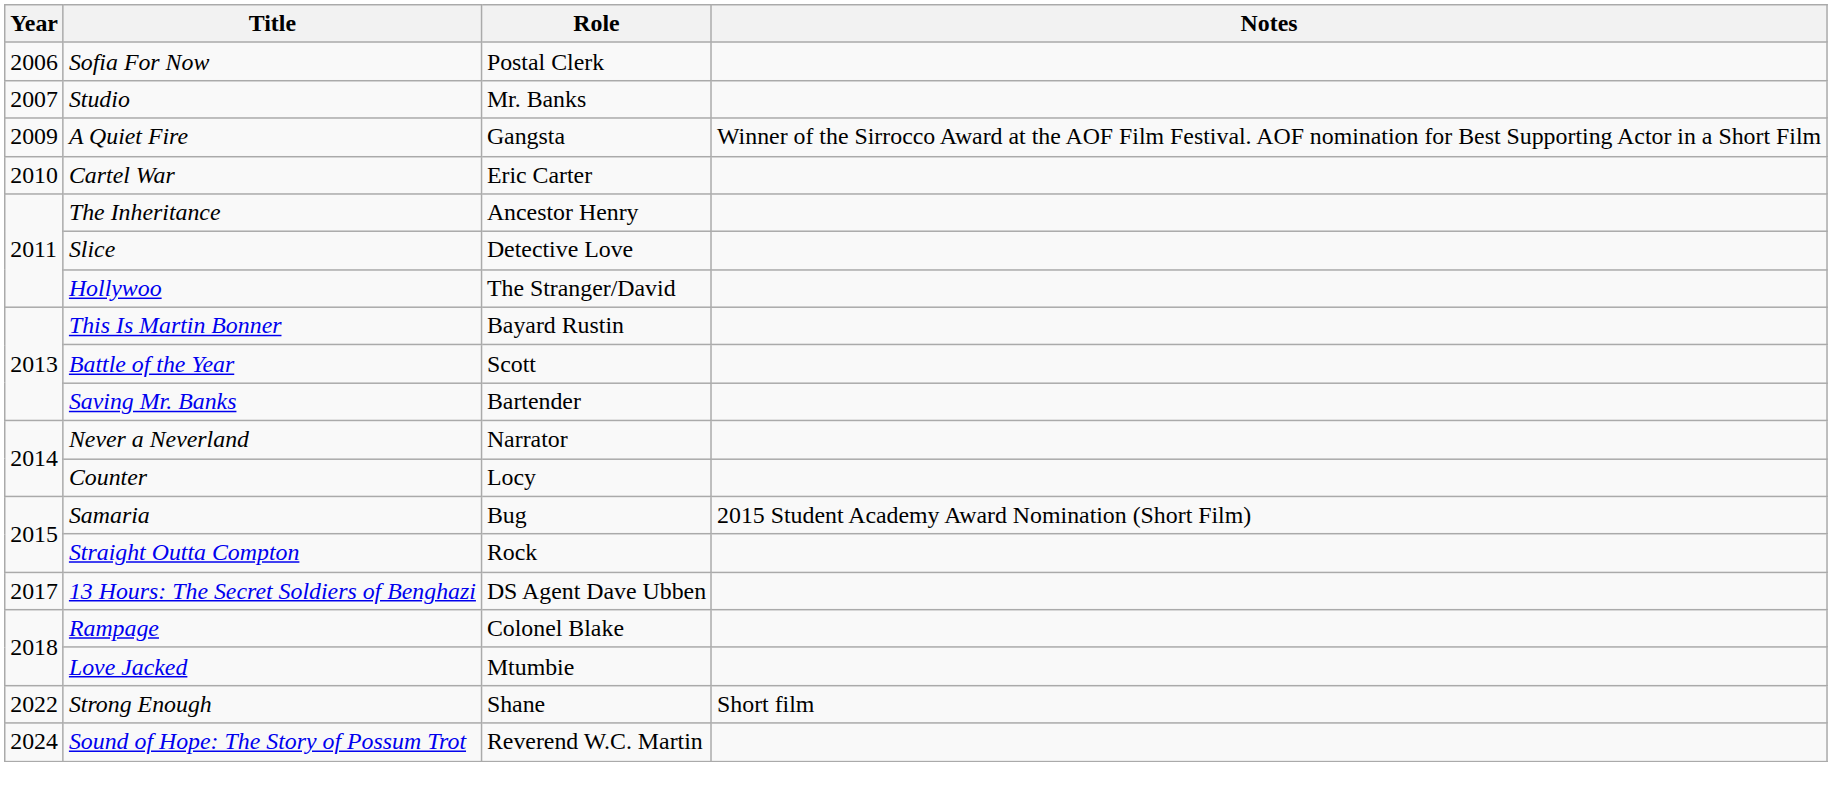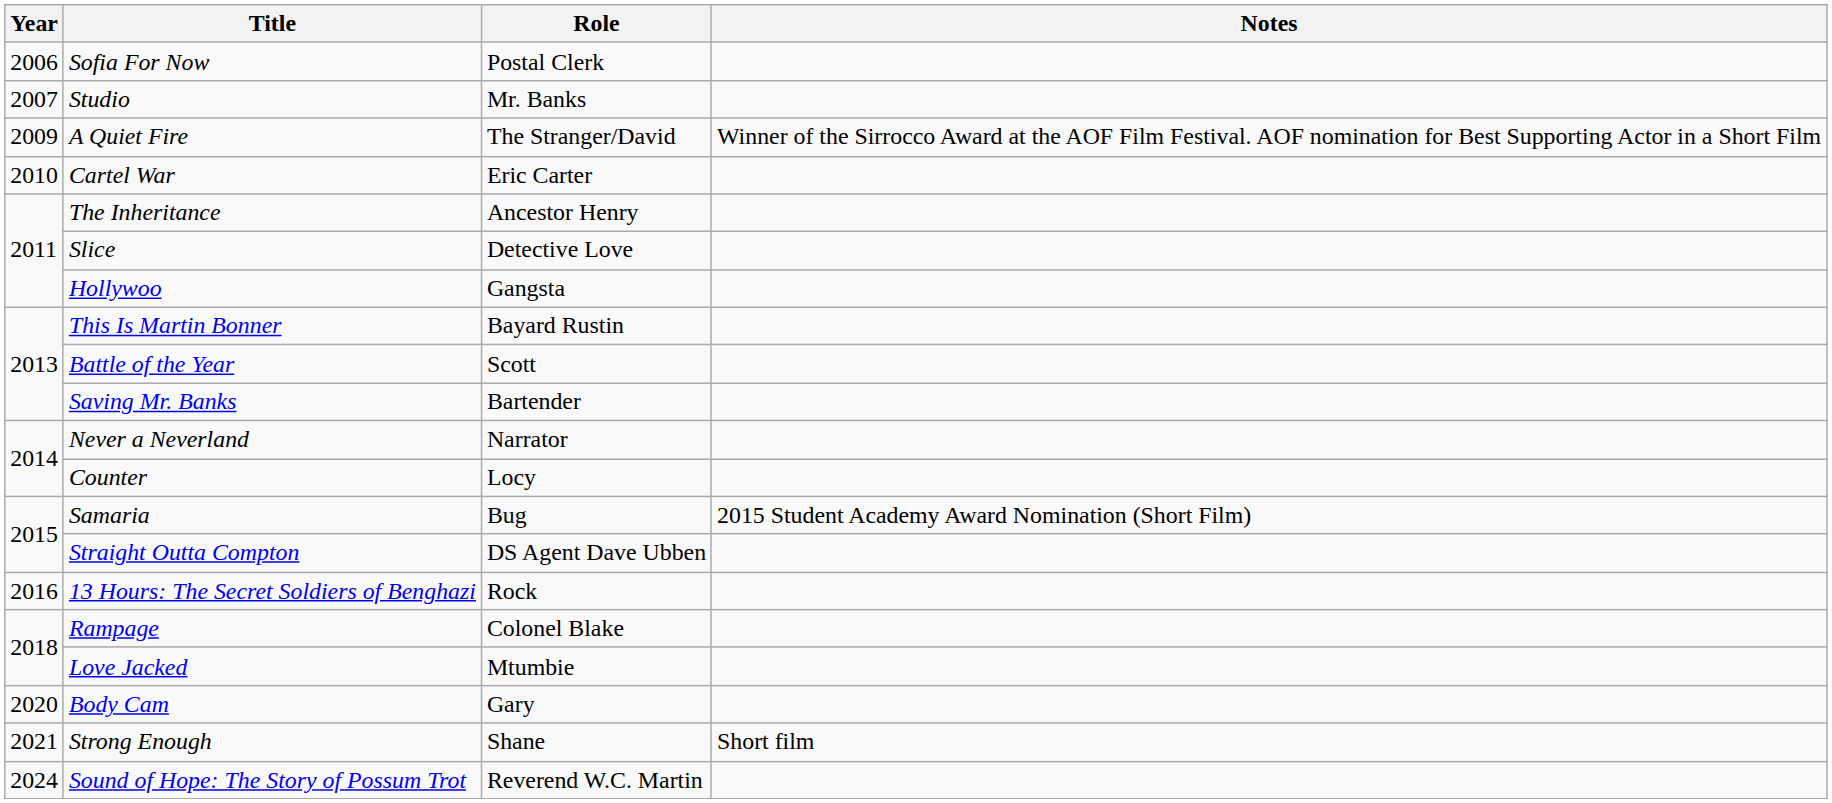(526, 136) Gangsta -> (581, 136) The Stranger/David
(581, 288) The Stranger/David -> (526, 288) Gangsta
(512, 552) Rock -> (596, 552) DS Agent Dave Ubben
(34, 590) 2017 -> (34, 590) 2016
(596, 590) DS Agent Dave Ubben -> (512, 590) Rock
+ row: (119, 703)
(34, 703) 2022 -> (34, 741) 2021
